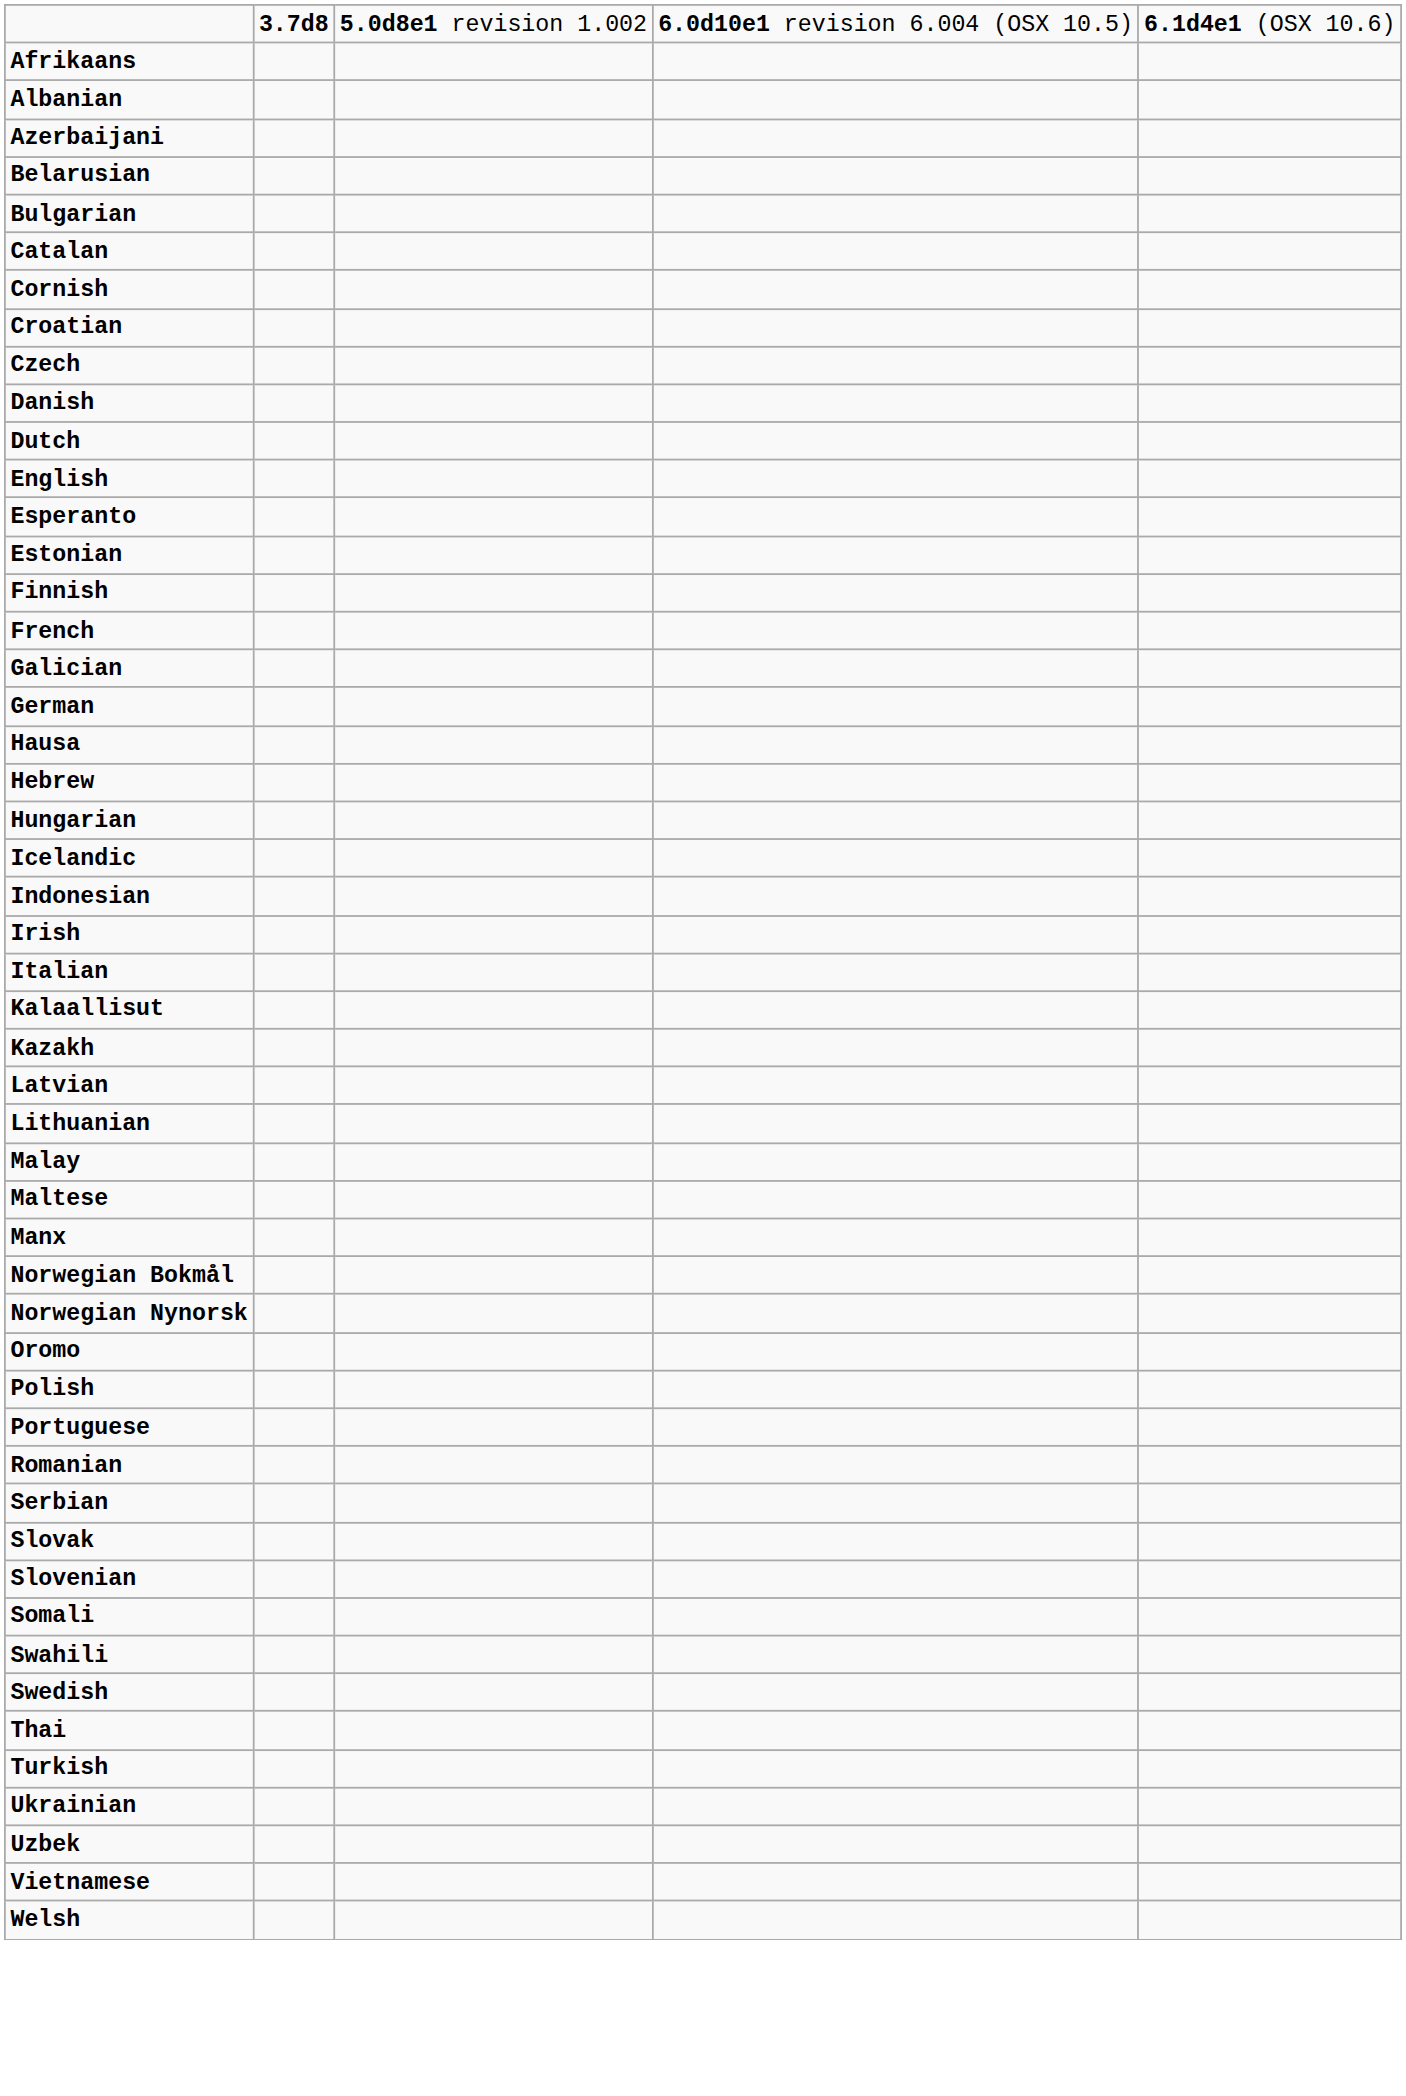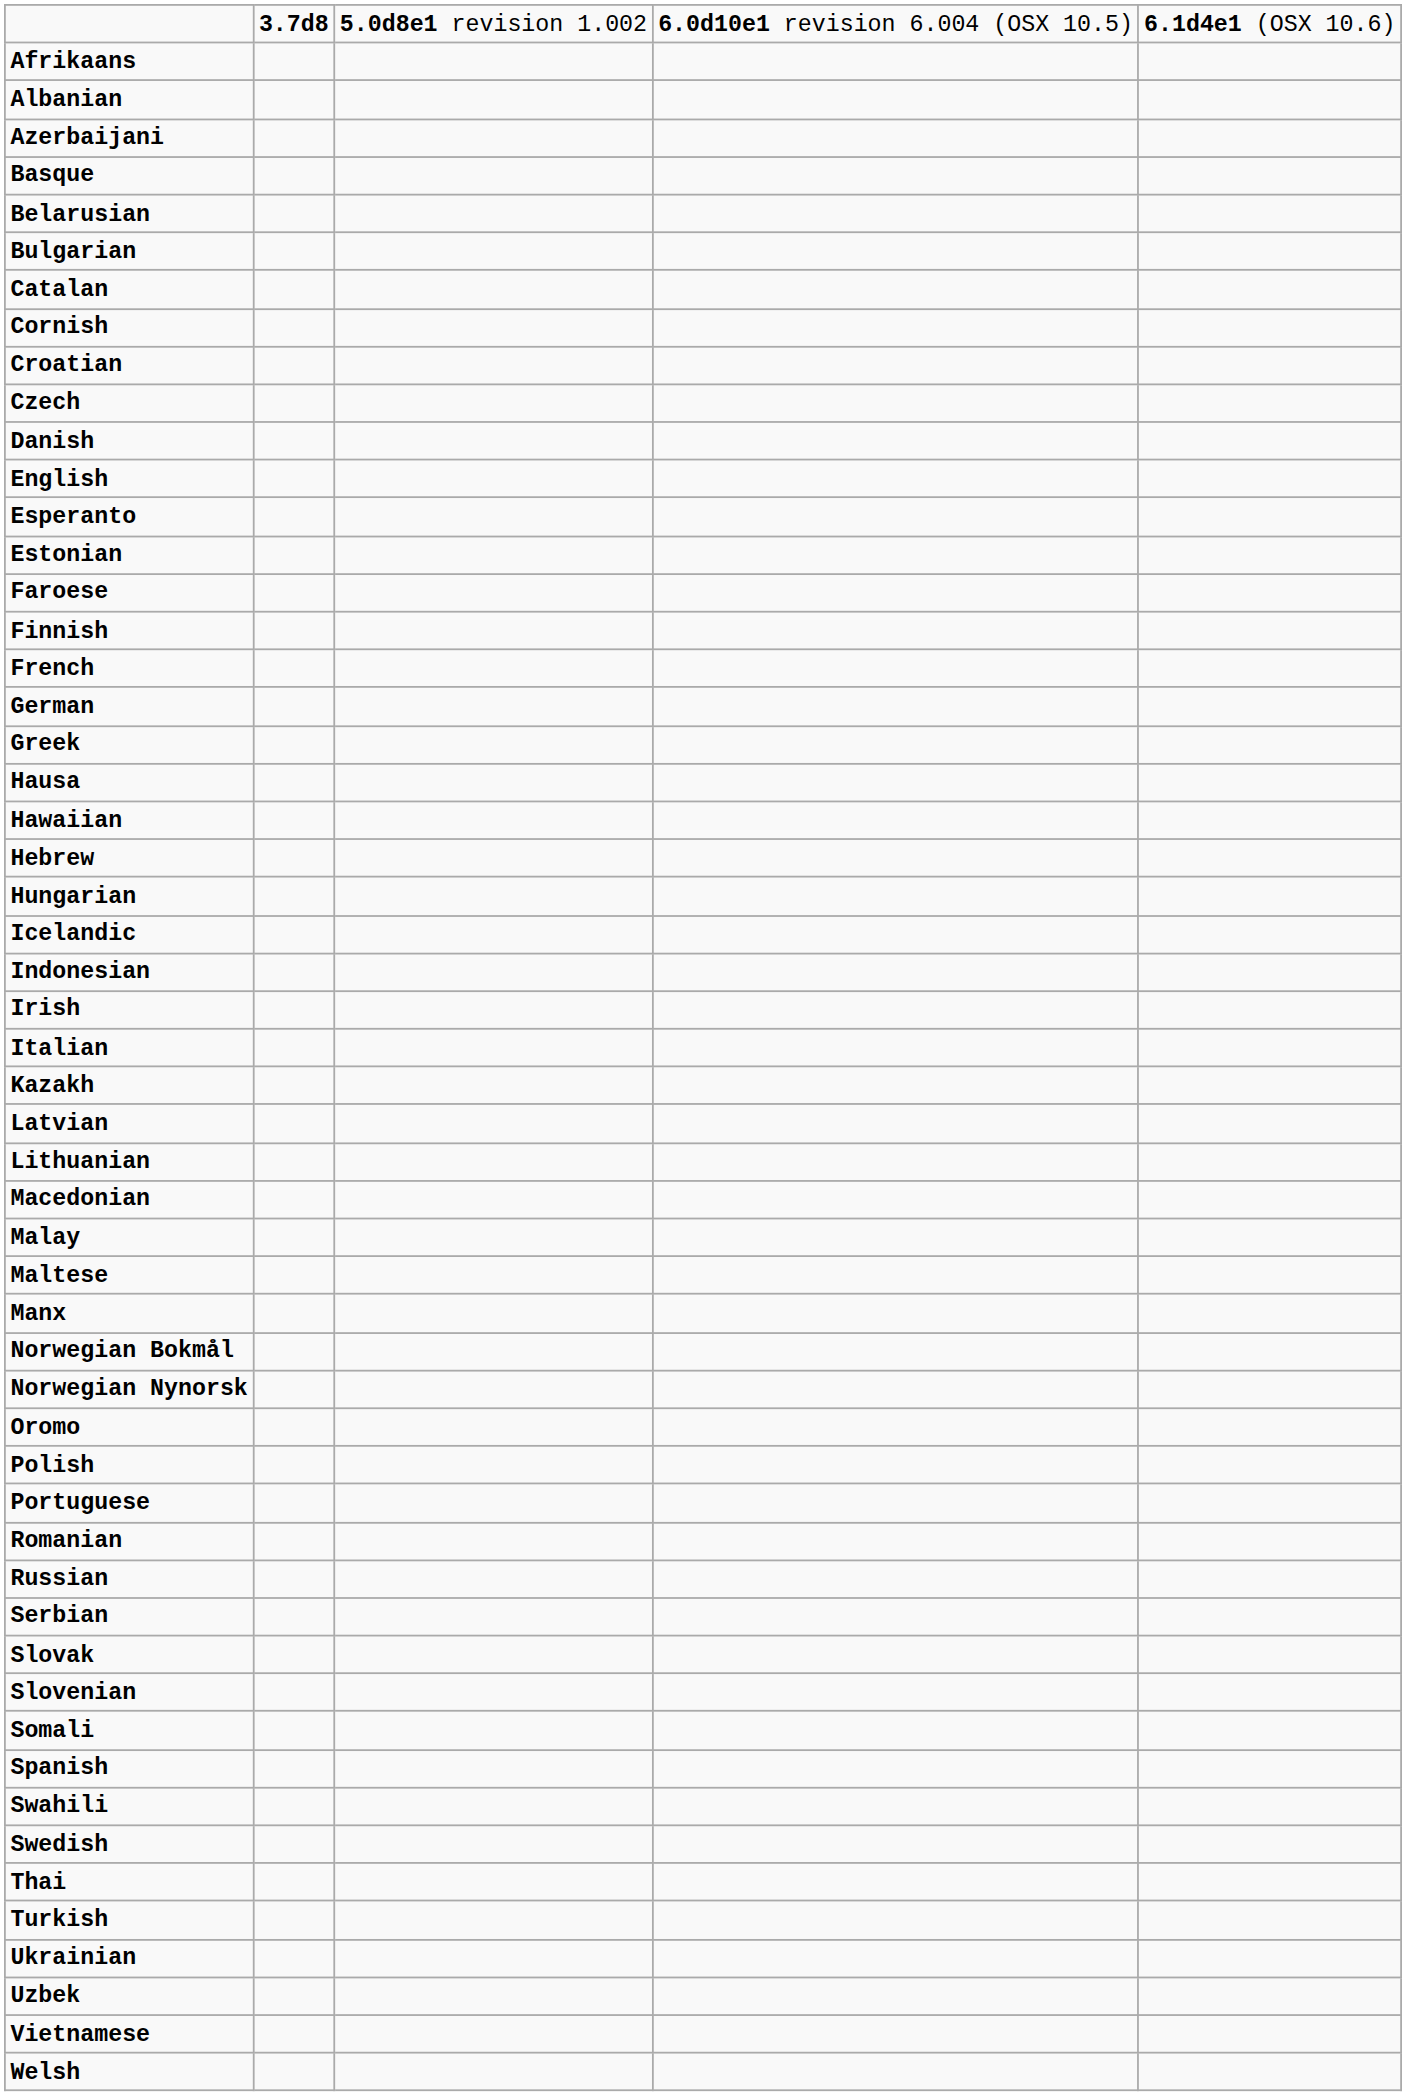+ row: (52, 176)
- row: (45, 441)
+ row: (59, 593)
- row: (66, 669)
+ row: (45, 744)
+ row: (66, 820)
- row: (87, 1010)
+ row: (80, 1200)
+ row: (59, 1579)
+ row: (59, 1768)
